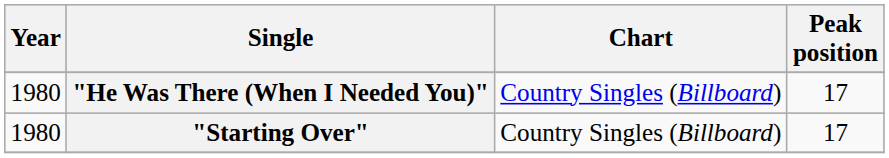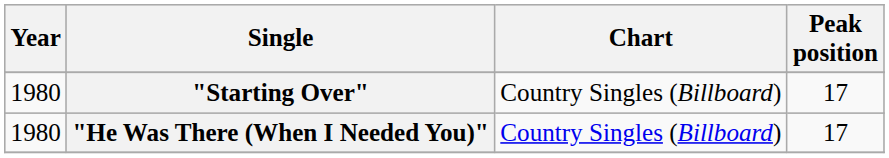rows swapped: (281, 92) <-> (281, 132)
